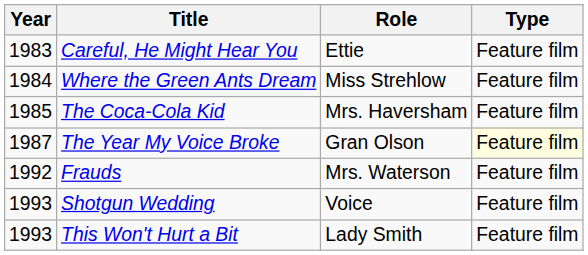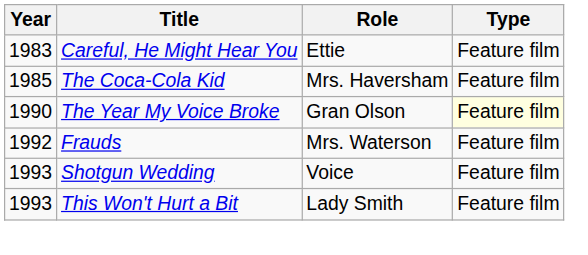- row: (189, 81)
(31, 142) 1987 -> (31, 111) 1990
